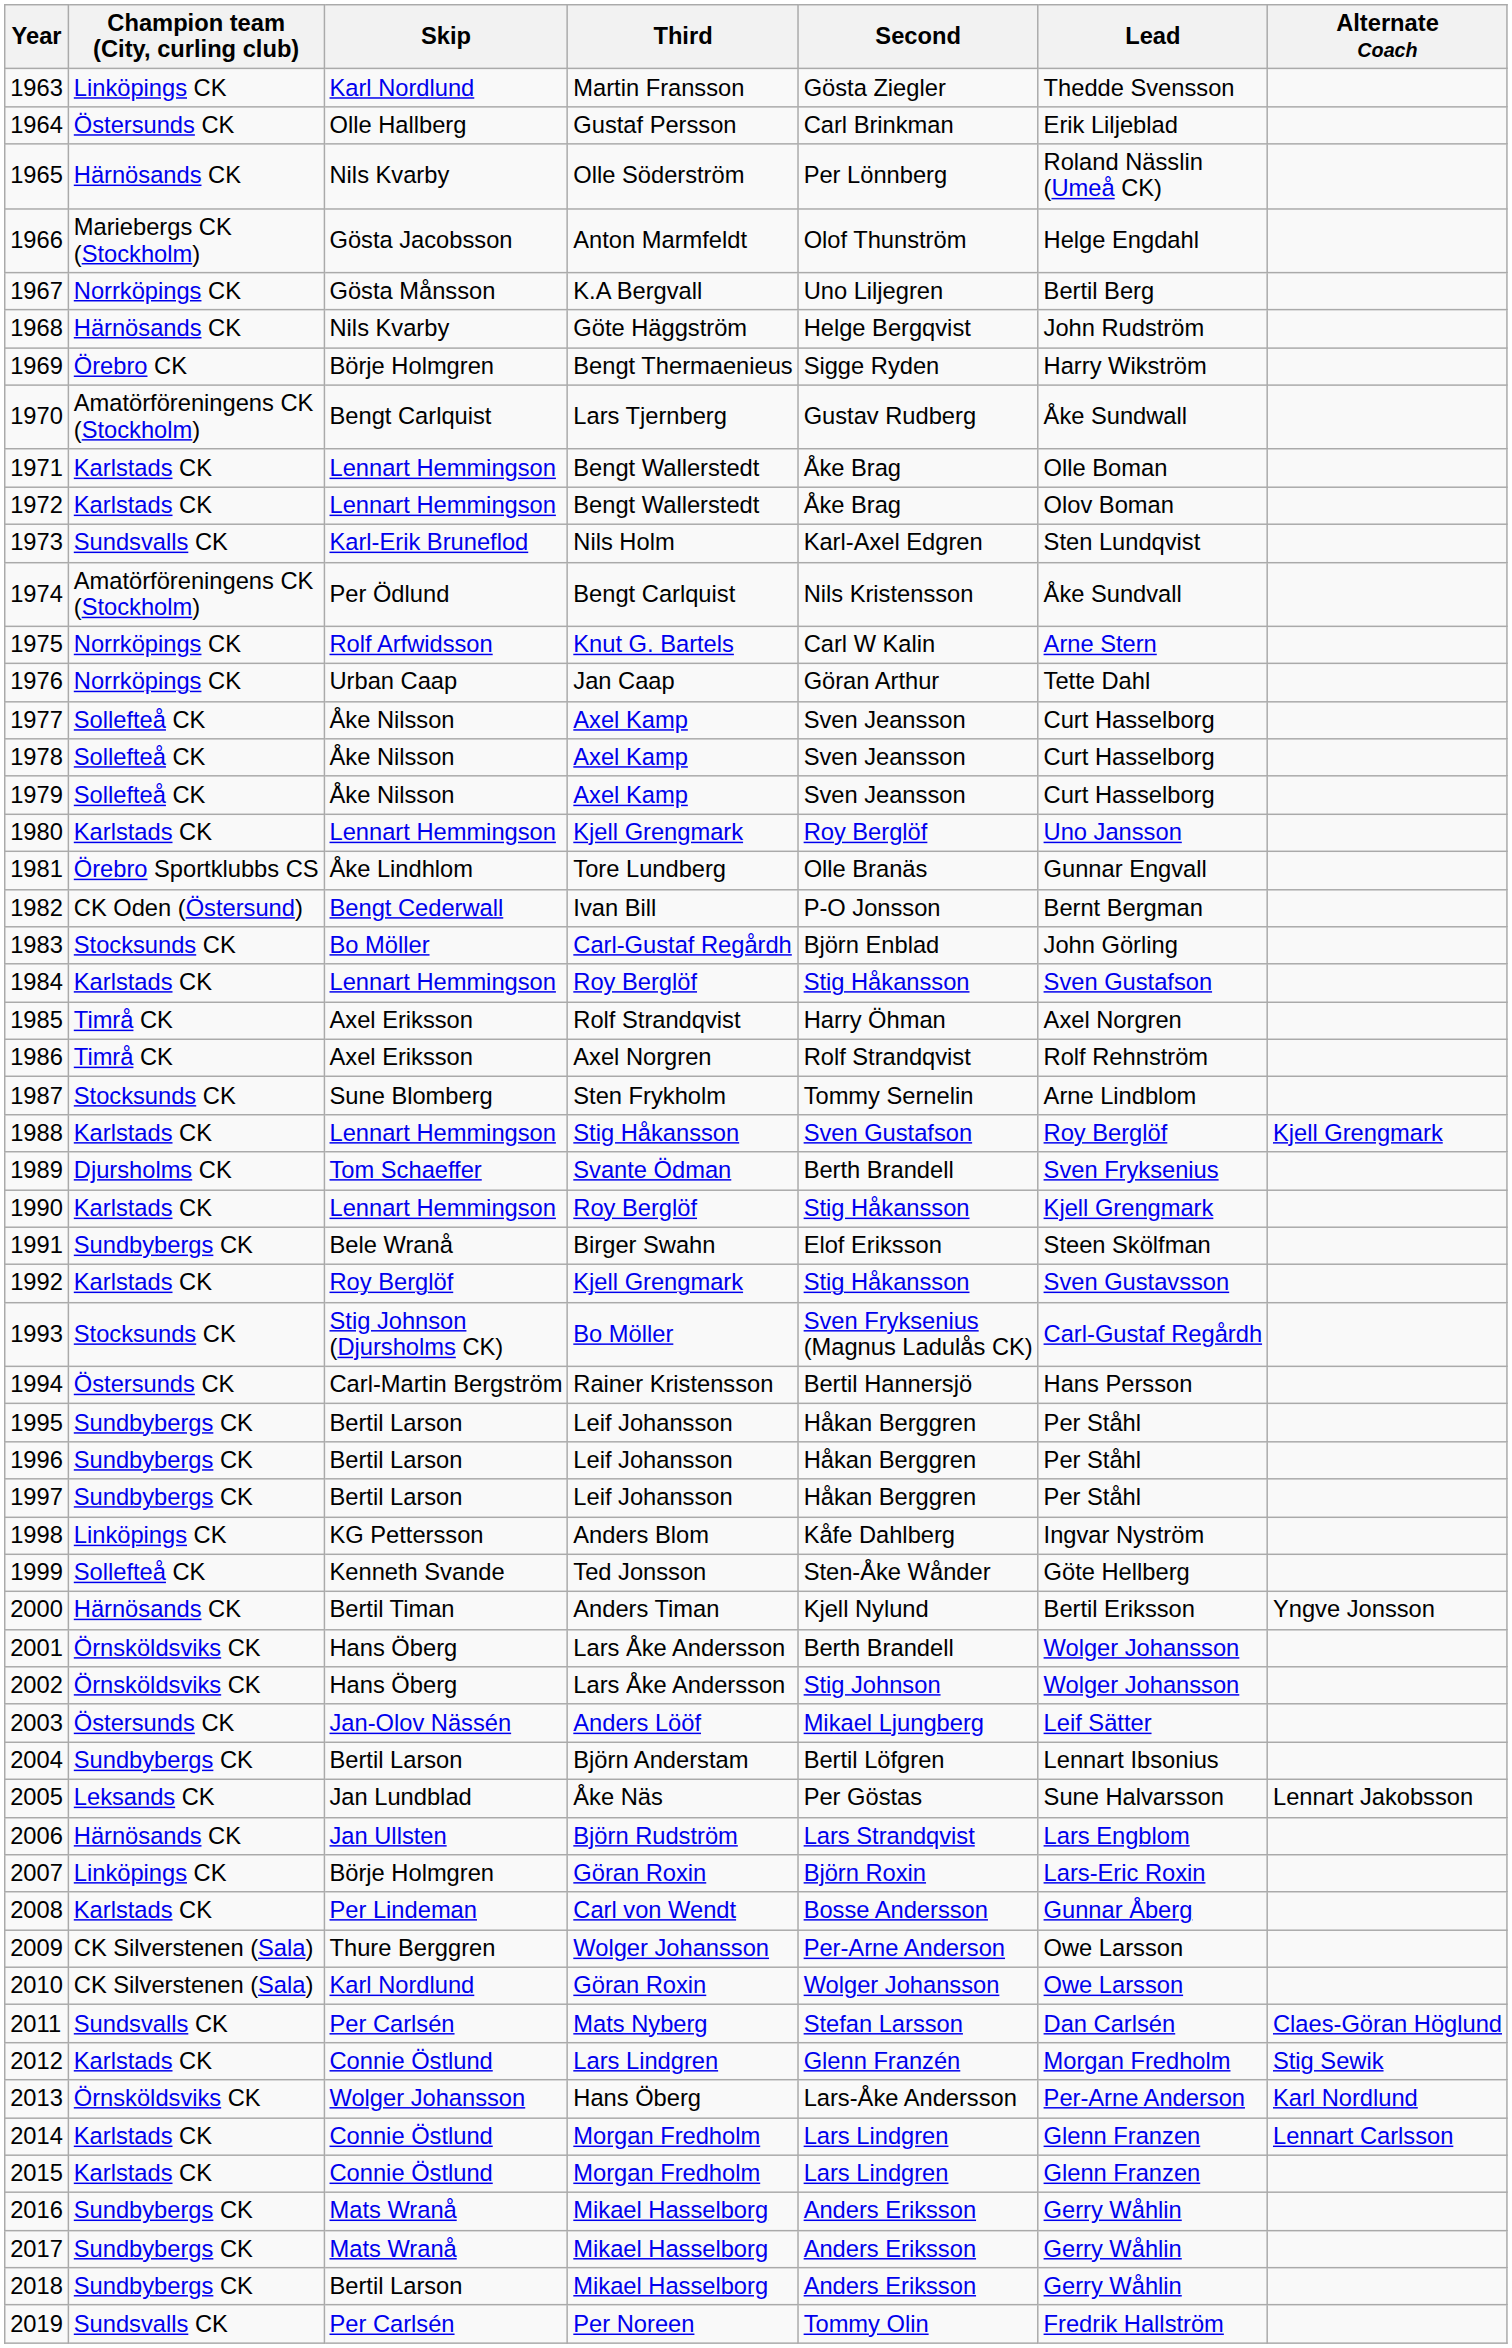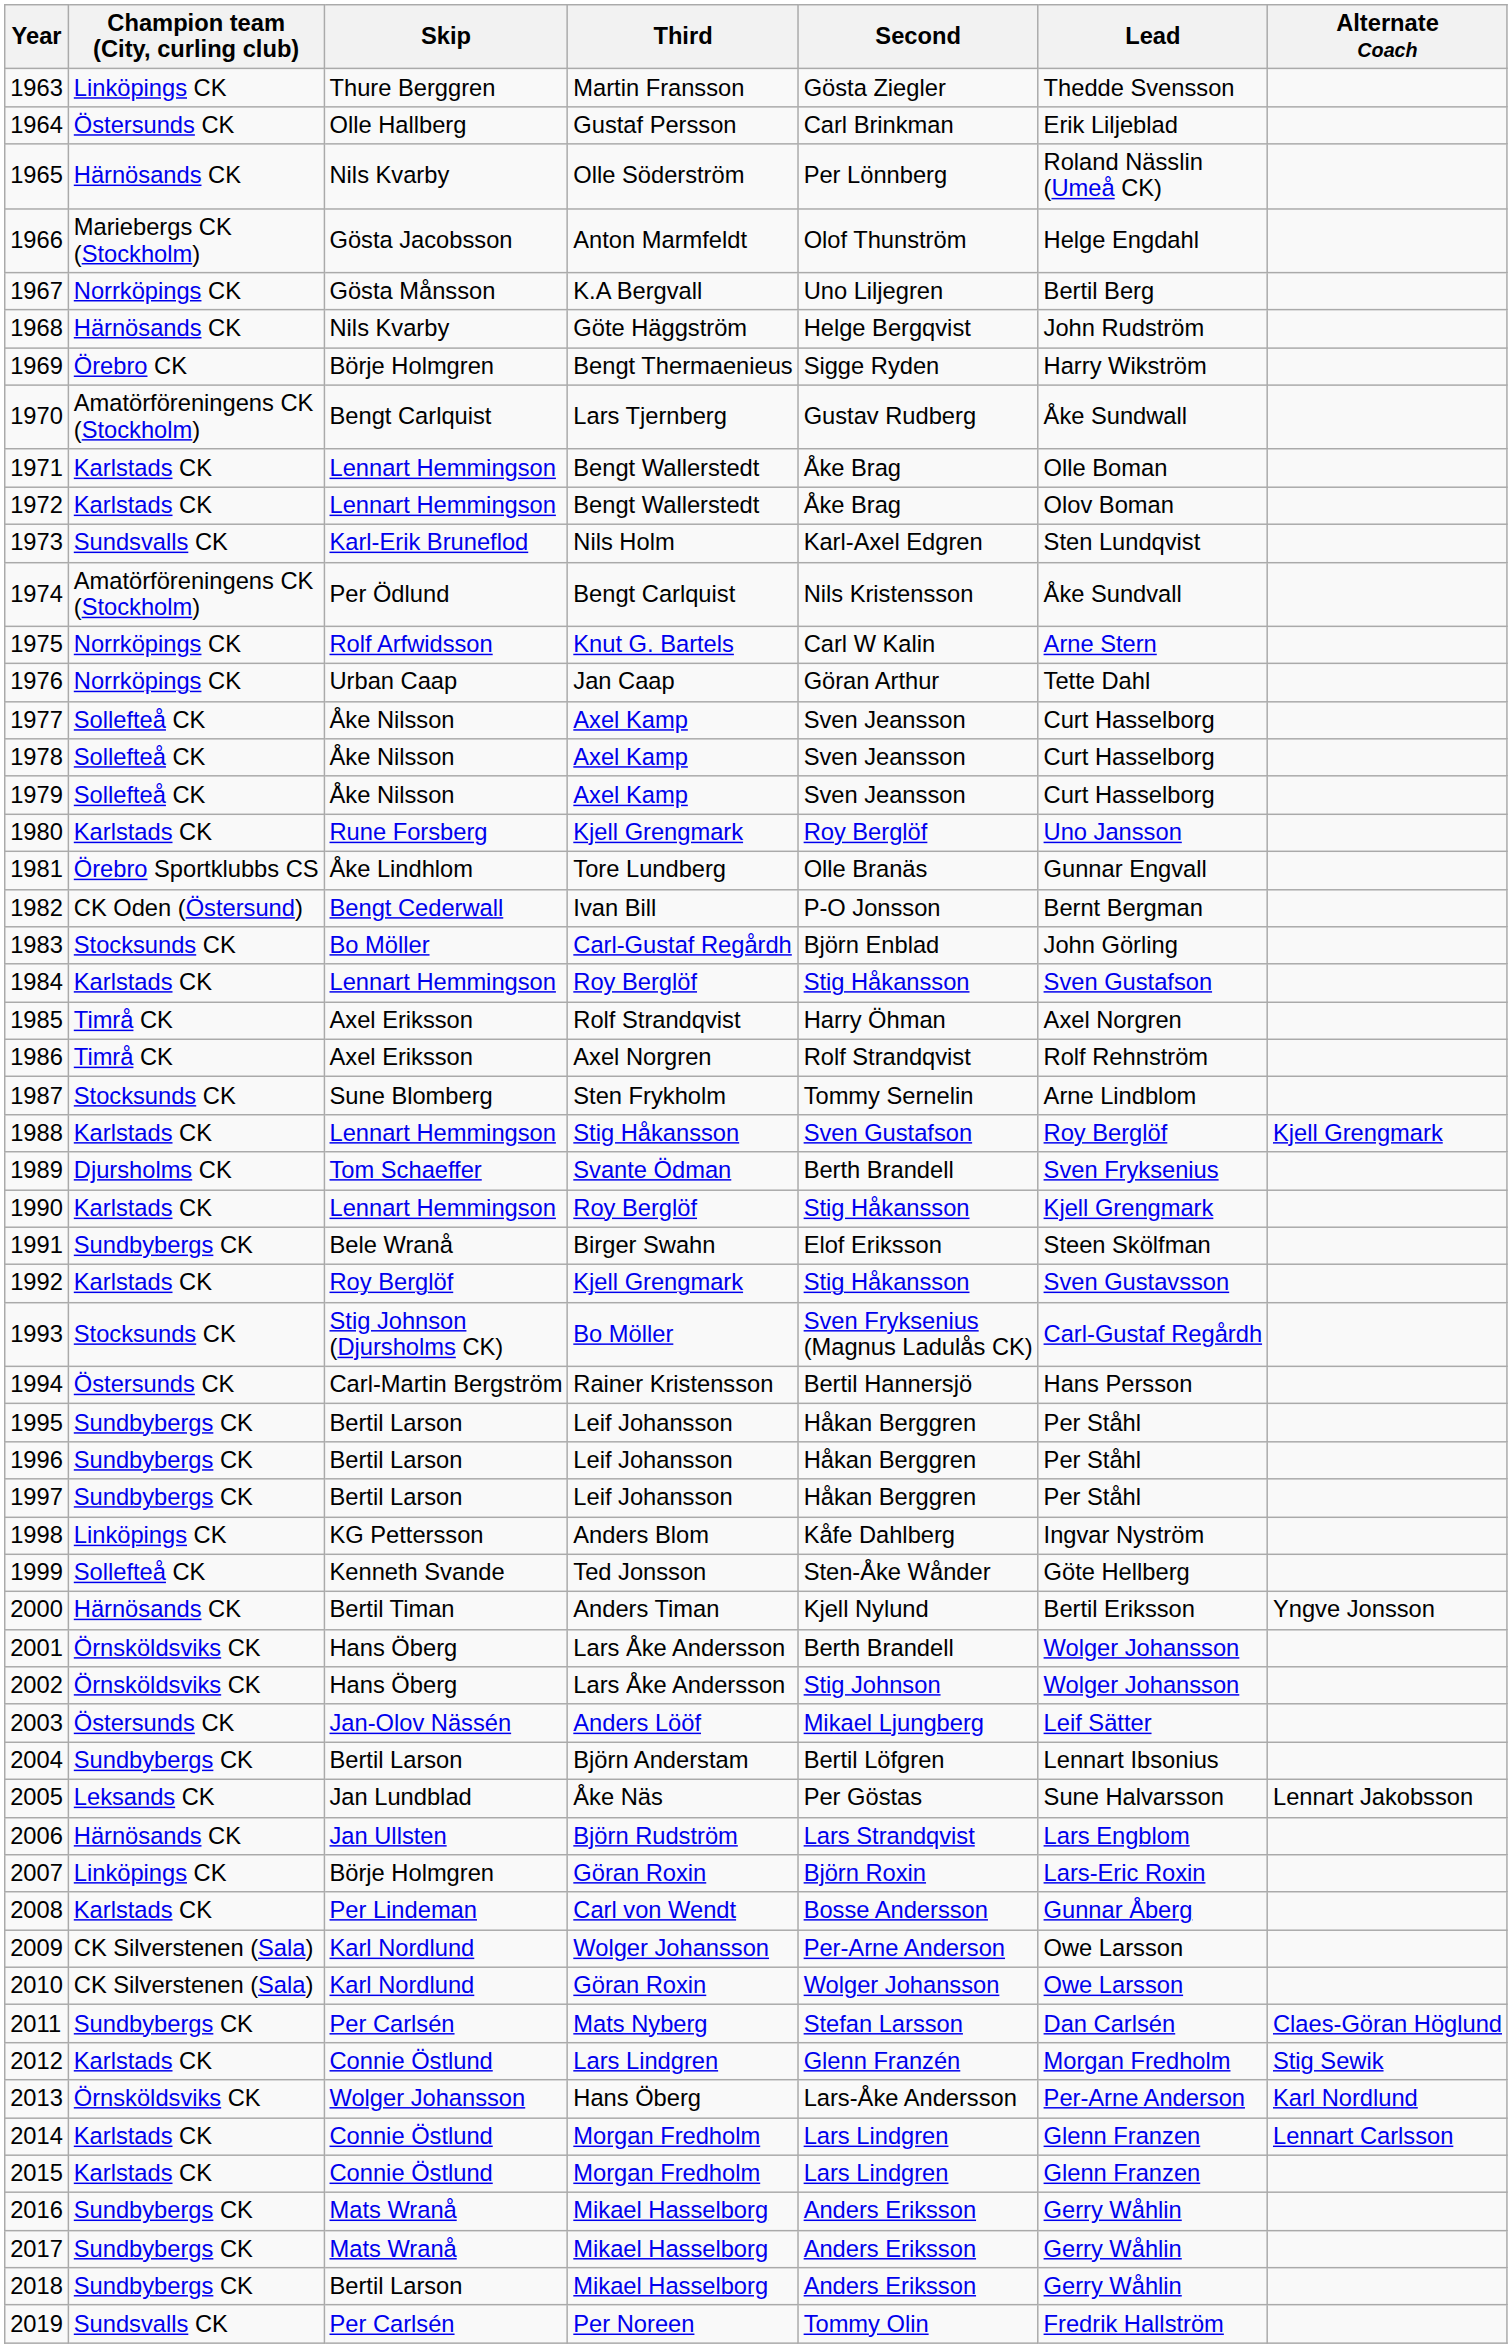(402, 87) Karl Nordlund -> (412, 87) Thure Berggren
(443, 832) Lennart Hemmingson -> (408, 832) Rune Forsberg
(412, 1948) Thure Berggren -> (402, 1948) Karl Nordlund
(151, 2023) Sundsvalls CK -> (163, 2023) Sundbybergs CK
